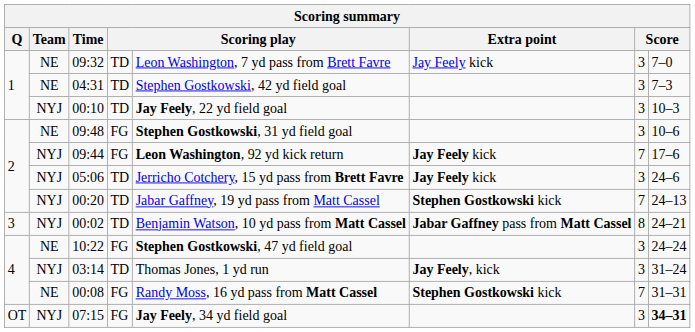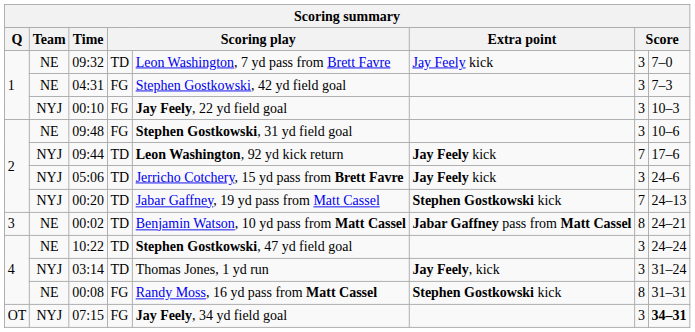(120, 85) TD -> (119, 85) FG
(120, 108) TD -> (119, 108) FG
(119, 154) FG -> (120, 154) TD
(49, 223) NYJ -> (49, 223) NE
(119, 246) FG -> (120, 246) TD
(641, 292) 7 -> (641, 292) 8
